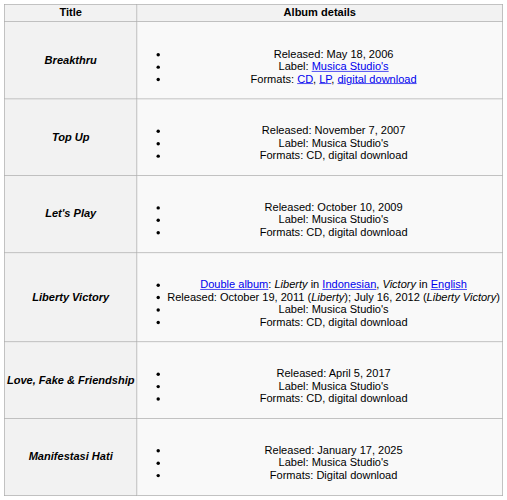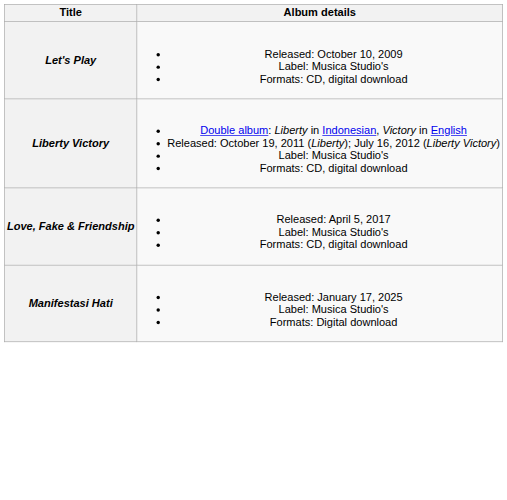- row: (71, 60)
- row: (71, 137)
